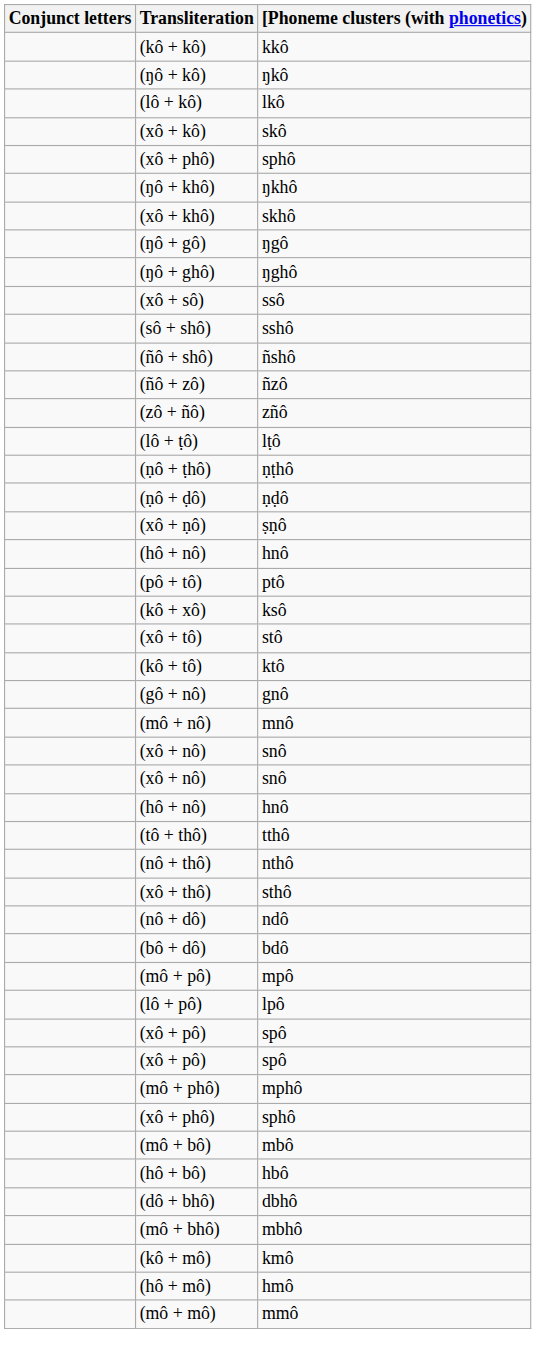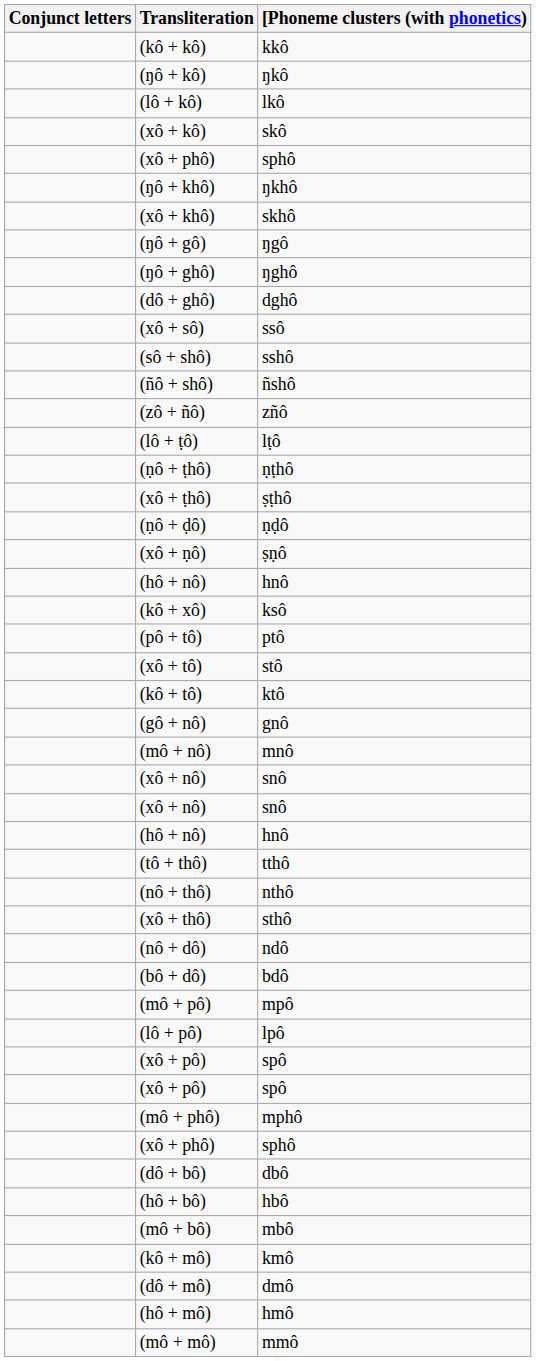+ row: (177, 300)
- row: (172, 384)
+ row: (175, 497)
rows swapped: (173, 610) <-> (171, 581)
+ row: (173, 1173)
rows swapped: (175, 1145) <-> (173, 1173)
- row: (177, 1201)
- row: (180, 1229)
+ row: (175, 1286)
